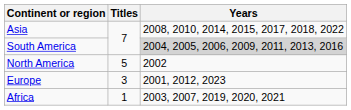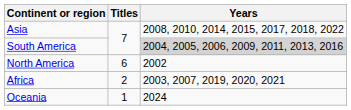(124, 63) 5 -> (124, 63) 6
- row: (24, 80)
(124, 97) 1 -> (124, 80) 2
+ row: (27, 97)
